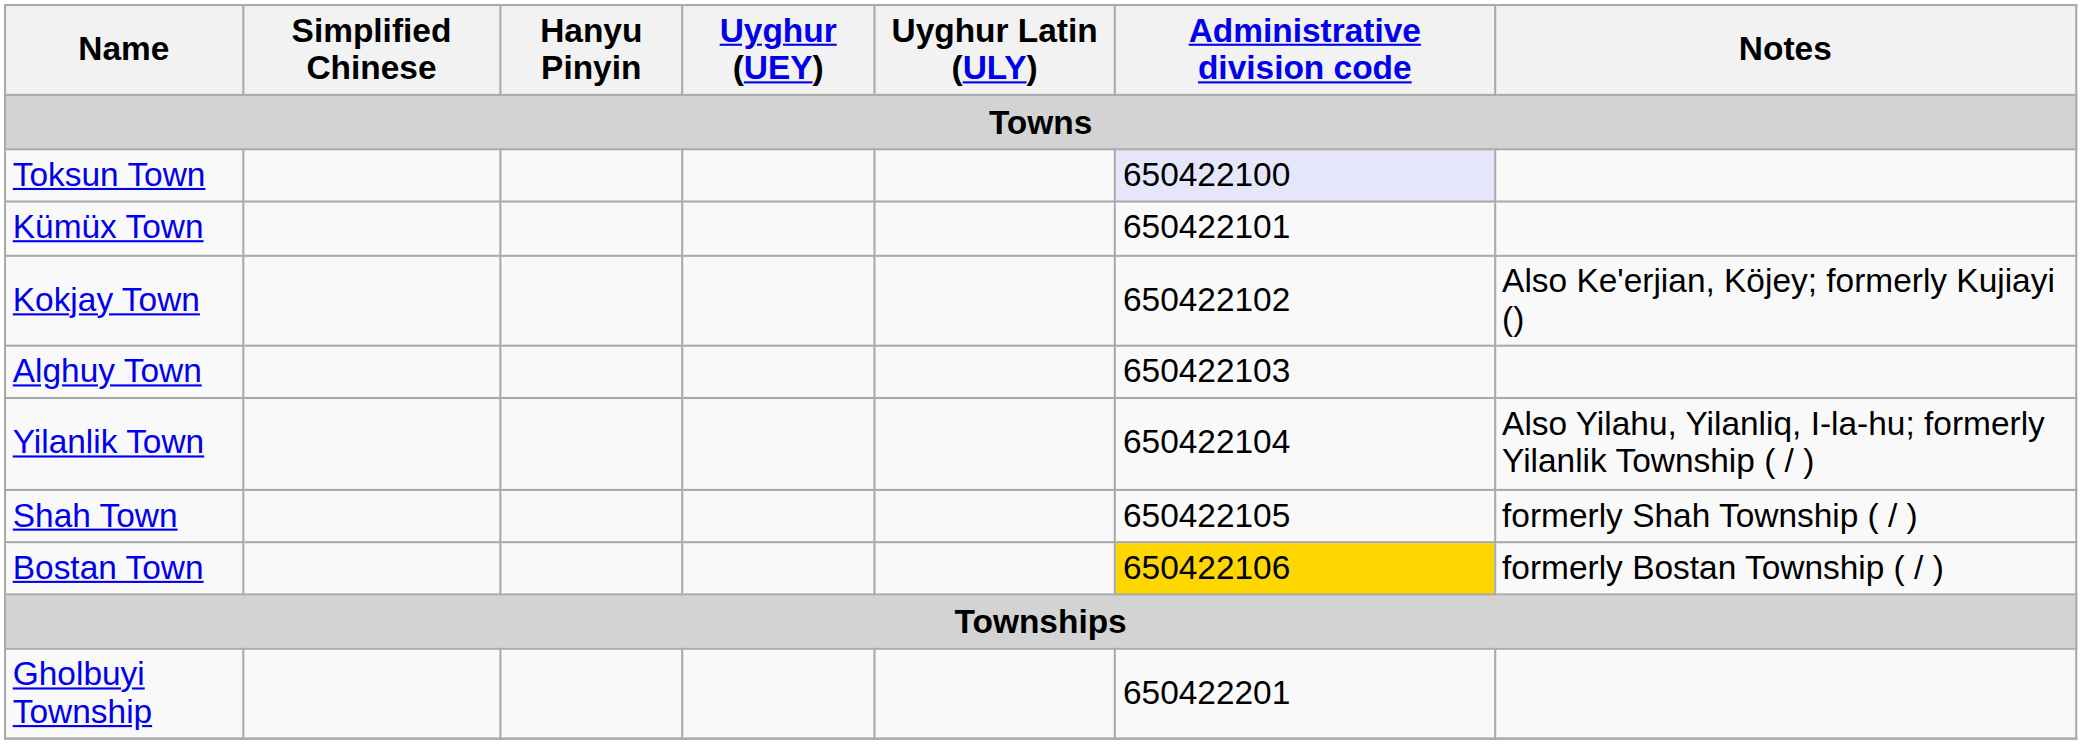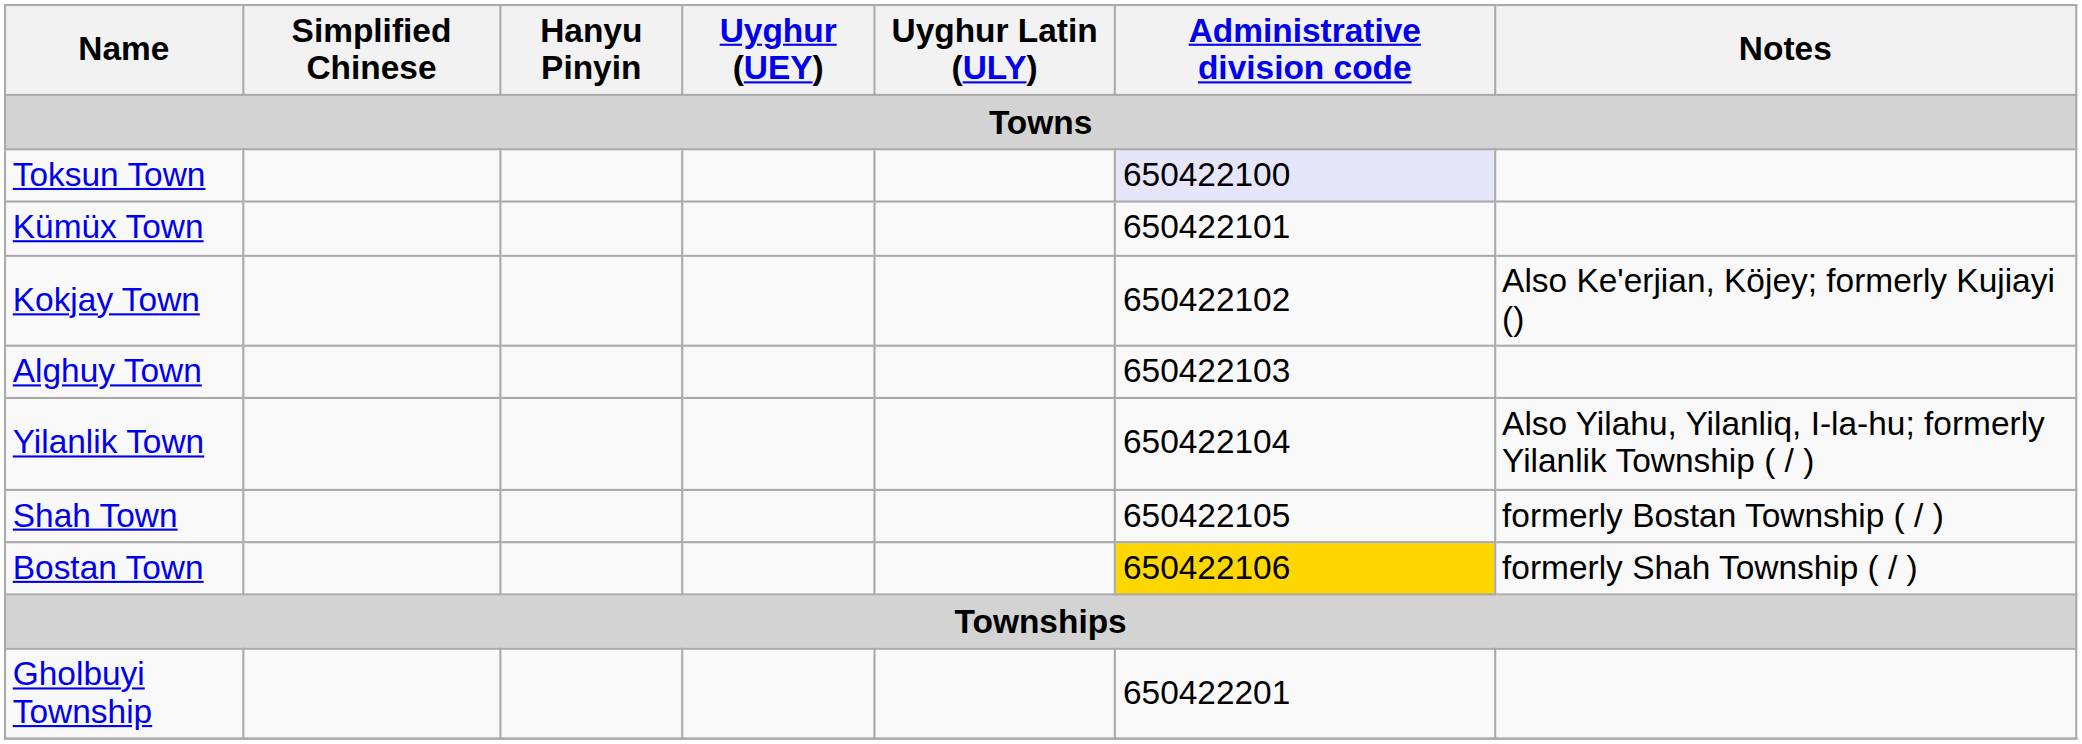(1710, 515) formerly Shah Township ( / ) -> (1723, 515) formerly Bostan Township ( / )
(1723, 568) formerly Bostan Township ( / ) -> (1710, 568) formerly Shah Township ( / )
